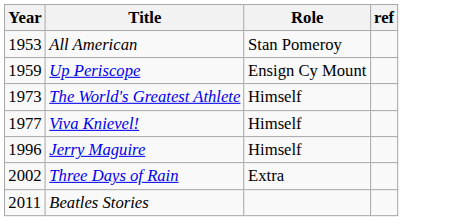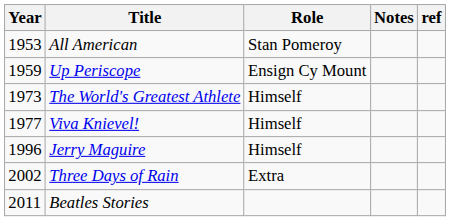+ column: (394, 17)
